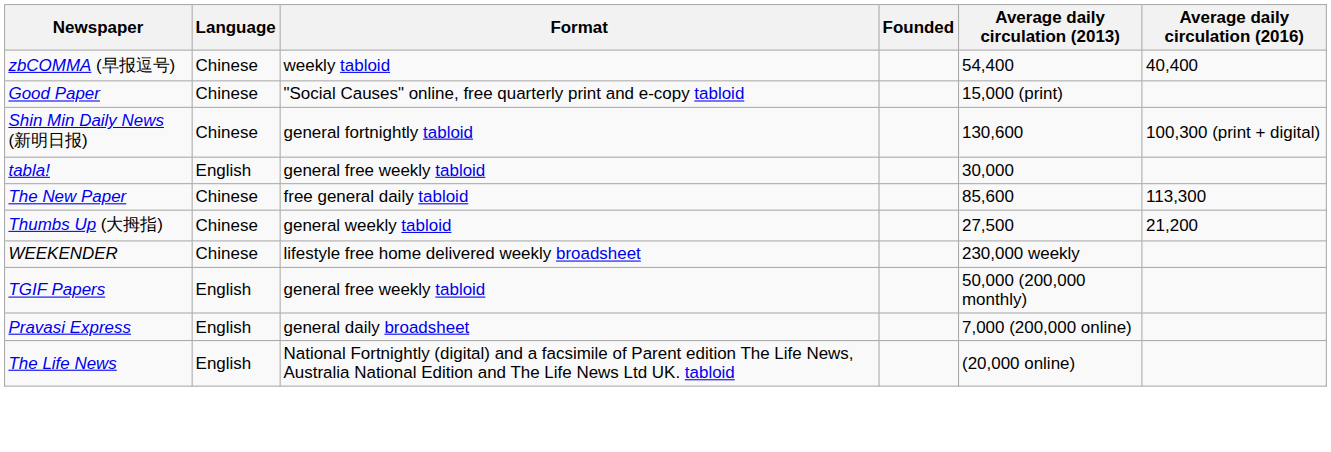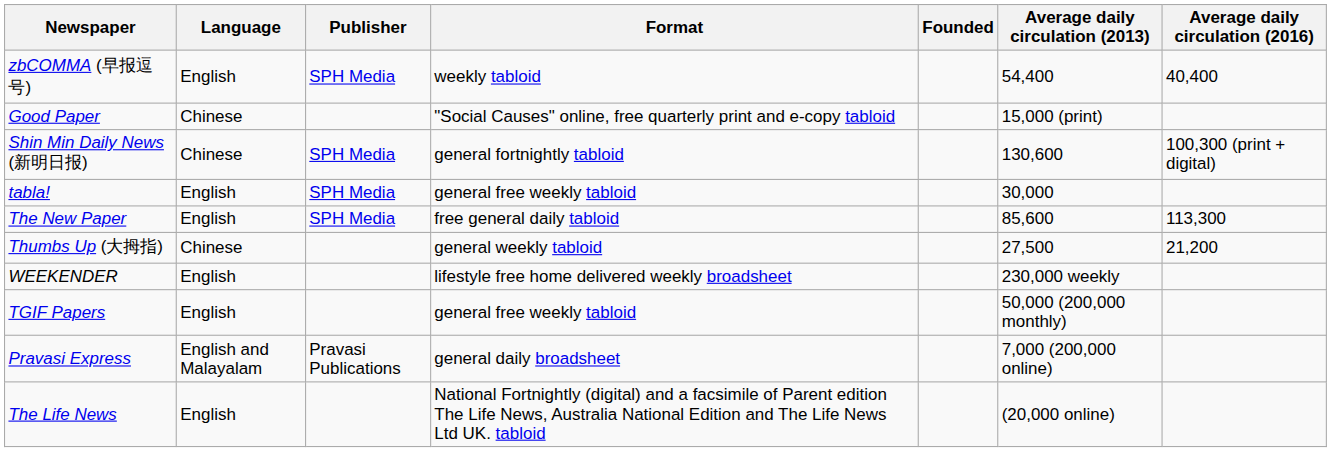+ column: (368, 27)
(227, 65) Chinese -> (208, 76) English
(227, 196) Chinese -> (208, 219) English
(227, 253) Chinese -> (208, 276) English
(223, 326) English -> (225, 358) English and Malayalam
